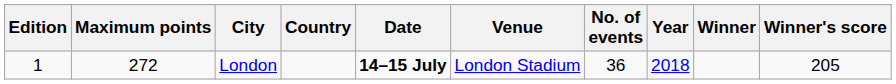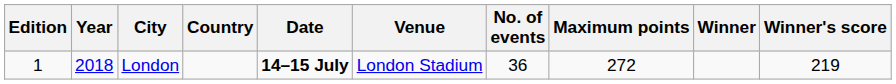columns swapped: (670, 27) <-> (143, 27)
(825, 65) 205 -> (825, 65) 219
